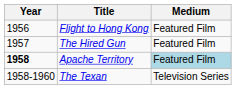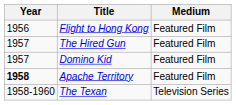+ row: (86, 60)
(184, 60) lightblue background -> (184, 76) no background
